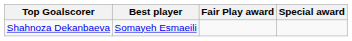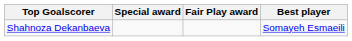columns swapped: (156, 12) <-> (312, 12)
